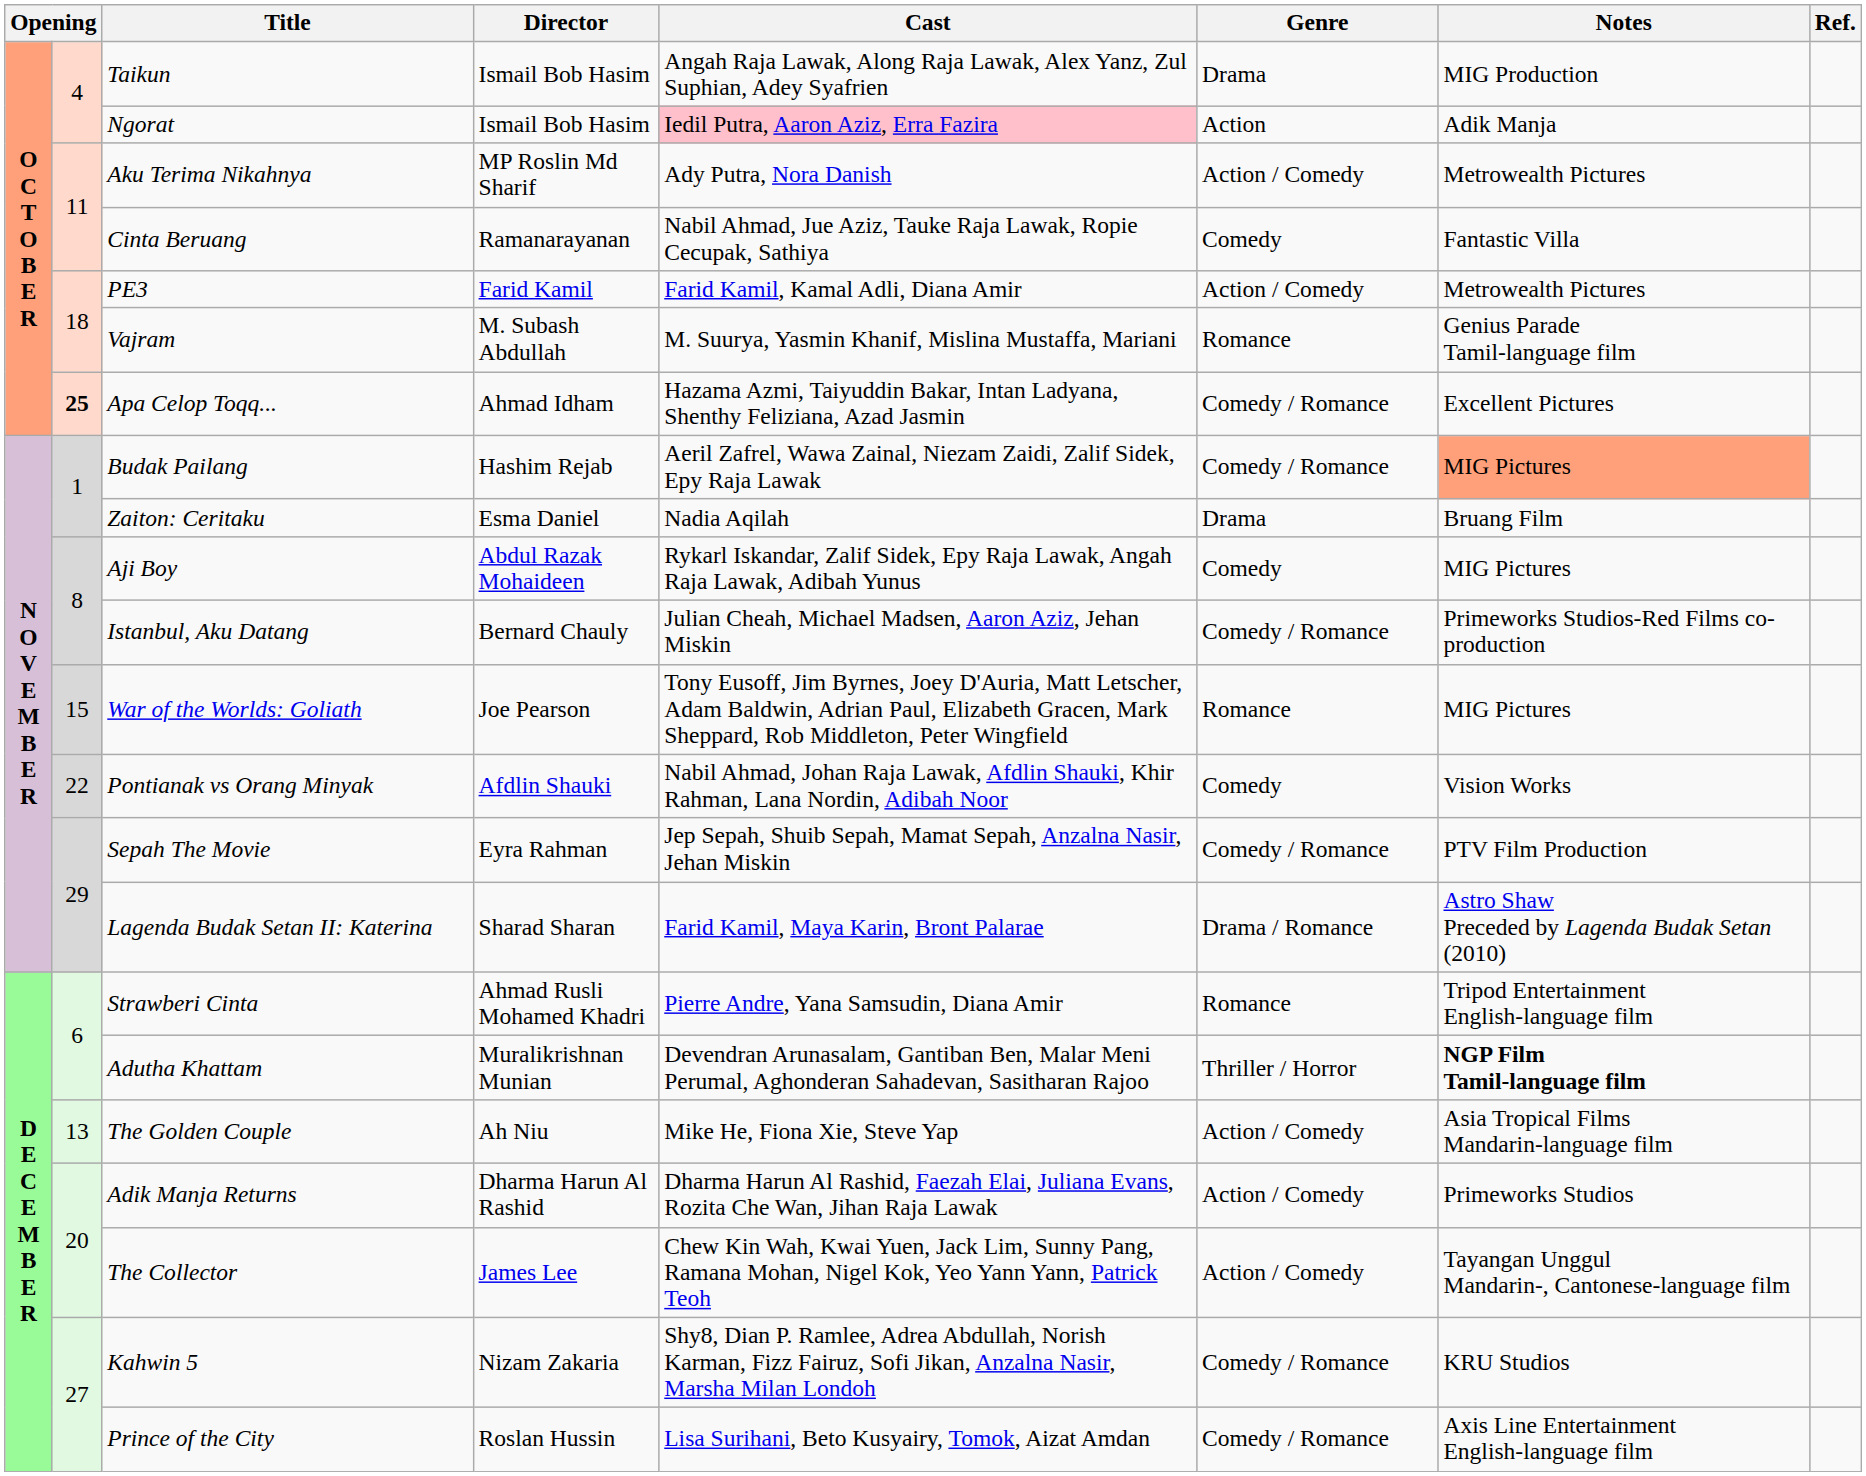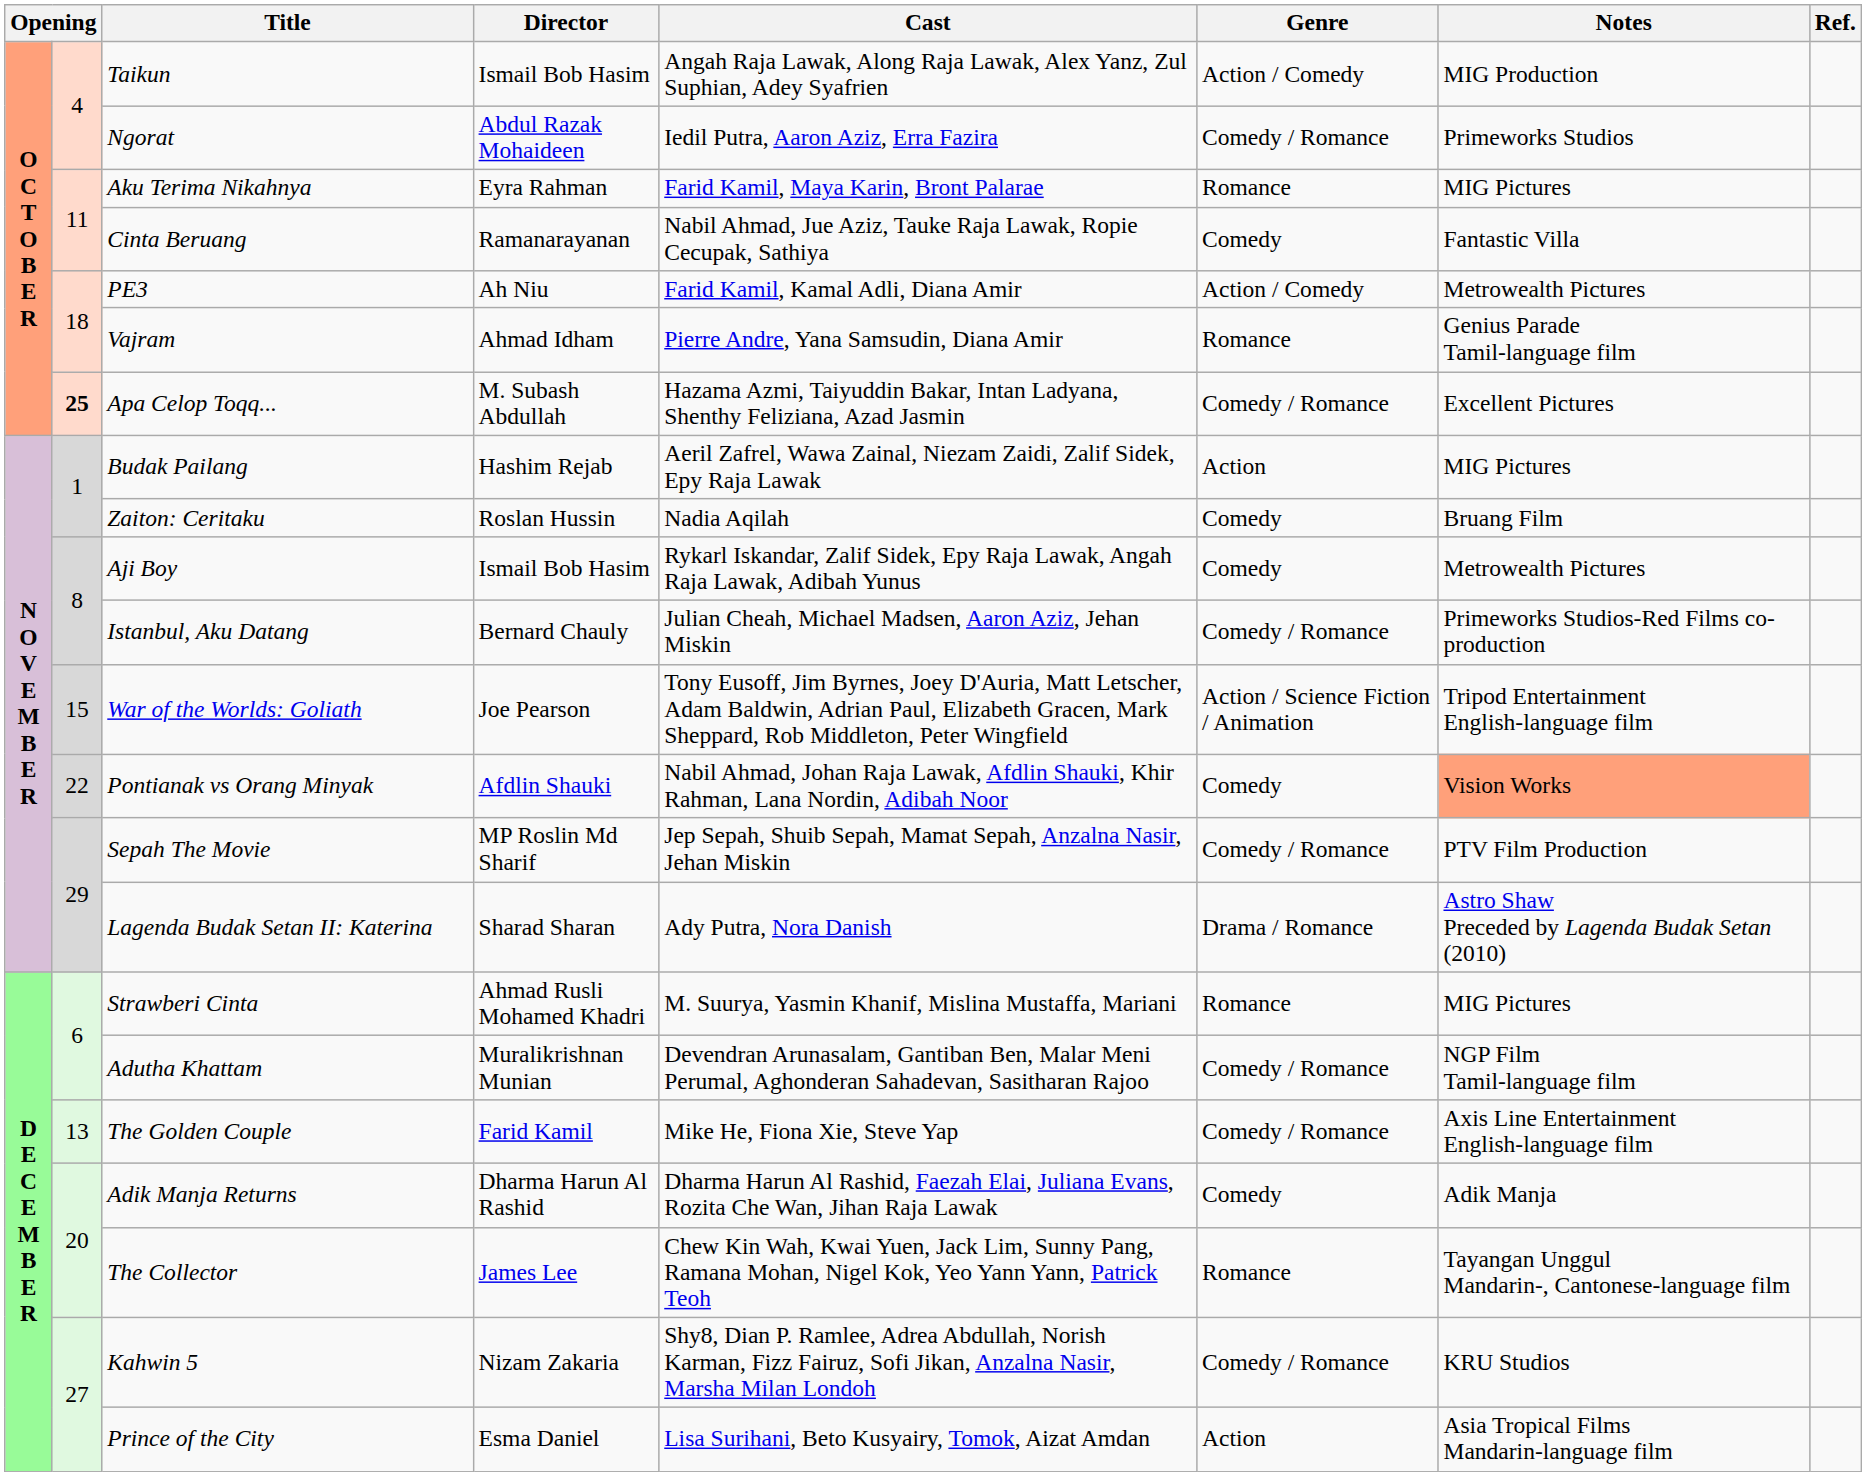(1234, 73) Drama -> (1283, 73) Action / Comedy
(564, 124) Ismail Bob Hasim -> (540, 137) Abdul Razak Mohaideen
(831, 124) pink background -> (831, 137) no background
(1234, 124) Action -> (1296, 137) Comedy / Romance
(1500, 124) Adik Manja -> (1539, 137) Primeworks Studios
(548, 174) MP Roslin Md Sharif -> (543, 187) Eyra Rahman
(778, 174) Ady Putra, Nora Danish -> (854, 187) Farid Kamil, Maya Karin, Bront Palarae
(1283, 174) Action / Comedy -> (1247, 187) Romance
(1544, 174) Metrowealth Pictures -> (1507, 187) MIG Pictures
(536, 289) Farid Kamil -> (514, 289) Ah Niu
(529, 339) M. Subash Abdullah -> (546, 339) Ahmad Idham
(920, 339) M. Suurya, Yasmin Khanif, Mislina Mustaffa, Mariani -> (863, 339) Pierre Andre, Yana Samsudin, Diana Amir
(546, 403) Ahmad Idham -> (529, 403) M. Subash Abdullah
(1296, 467) Comedy / Romance -> (1234, 467) Action
(1507, 467) lightsalmon background -> (1507, 467) no background
(539, 517) Esma Daniel -> (547, 517) Roslan Hussin
(1234, 517) Drama -> (1242, 517) Comedy
(540, 568) Abdul Razak Mohaideen -> (564, 568) Ismail Bob Hasim
(1507, 568) MIG Pictures -> (1544, 568) Metrowealth Pictures
(1247, 708) Romance -> (1316, 708) Action / Science Fiction / Animation
(1507, 708) MIG Pictures -> (1548, 708) Tripod Entertainment English-language film
(1507, 785) no background -> (1507, 785) lightsalmon background
(543, 849) Eyra Rahman -> (548, 849) MP Roslin Md Sharif
(854, 926) Farid Kamil, Maya Karin, Bront Palarae -> (778, 926) Ady Putra, Nora Danish
(863, 1003) Pierre Andre, Yana Samsudin, Diana Amir -> (920, 1003) M. Suurya, Yasmin Khanif, Mislina Mustaffa, Mariani
(1548, 1003) Tripod Entertainment English-language film -> (1507, 1003) MIG Pictures
(1279, 1067) Thriller / Horror -> (1296, 1067) Comedy / Romance
(1545, 1067) bold -> (1540, 1067) normal
(514, 1131) Ah Niu -> (536, 1131) Farid Kamil
(1283, 1131) Action / Comedy -> (1296, 1131) Comedy / Romance
(1558, 1131) Asia Tropical Films Mandarin-language film -> (1560, 1131) Axis Line Entertainment English-language film
(1283, 1194) Action / Comedy -> (1242, 1194) Comedy
(1539, 1194) Primeworks Studios -> (1500, 1194) Adik Manja
(1283, 1271) Action / Comedy -> (1247, 1271) Romance
(547, 1439) Roslan Hussin -> (539, 1439) Esma Daniel
(1296, 1439) Comedy / Romance -> (1234, 1439) Action
(1560, 1439) Axis Line Entertainment English-language film -> (1558, 1439) Asia Tropical Films Mandarin-language film
